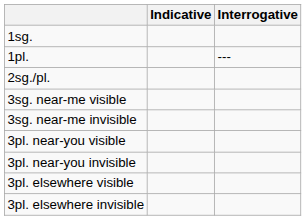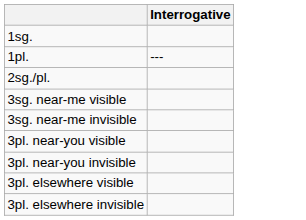- column: (181, 15)
